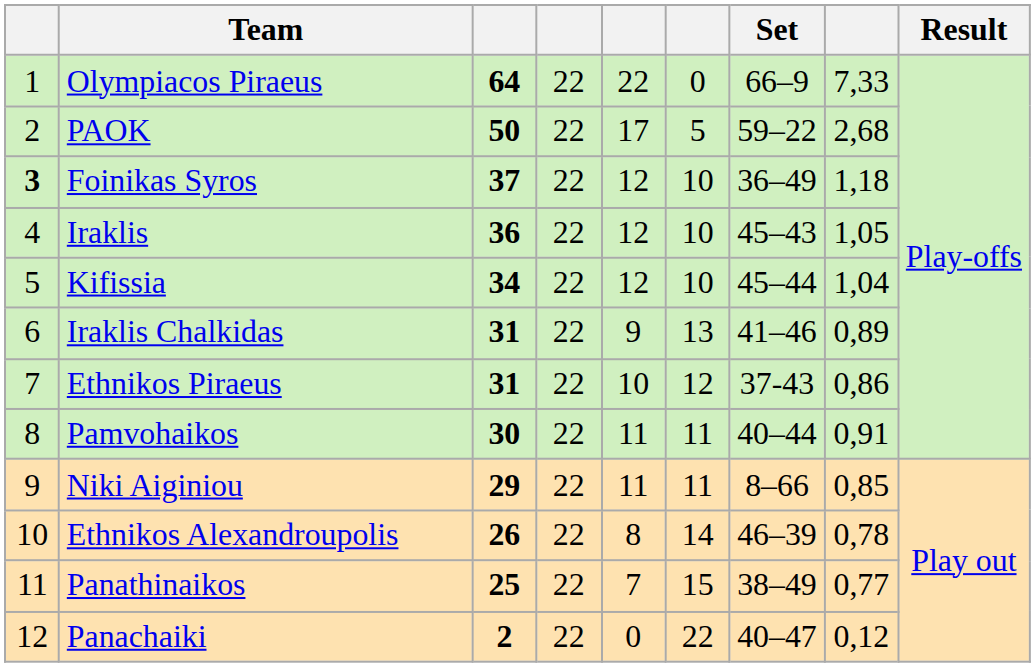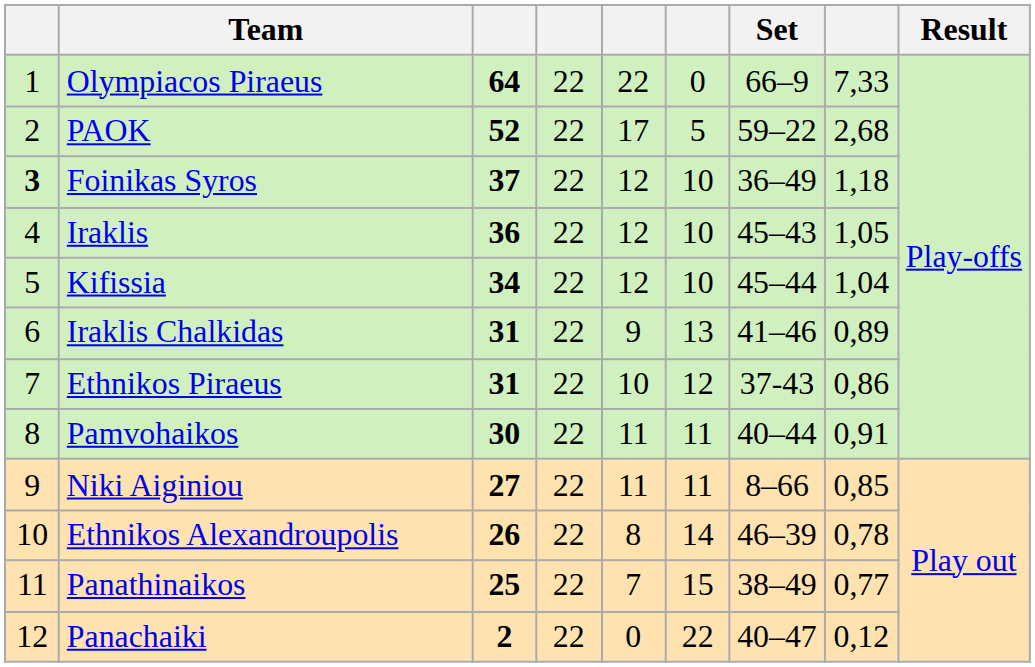(504, 130) 50 -> (504, 130) 52
(504, 484) 29 -> (504, 484) 27
